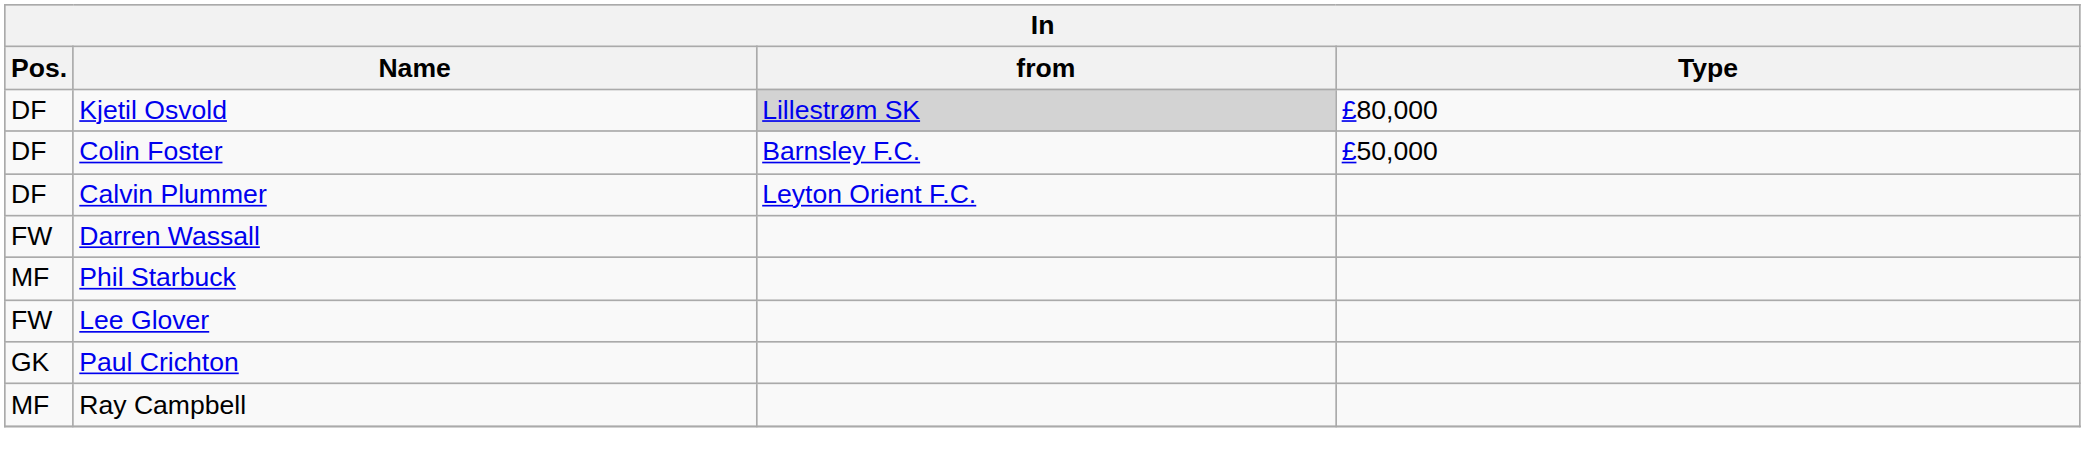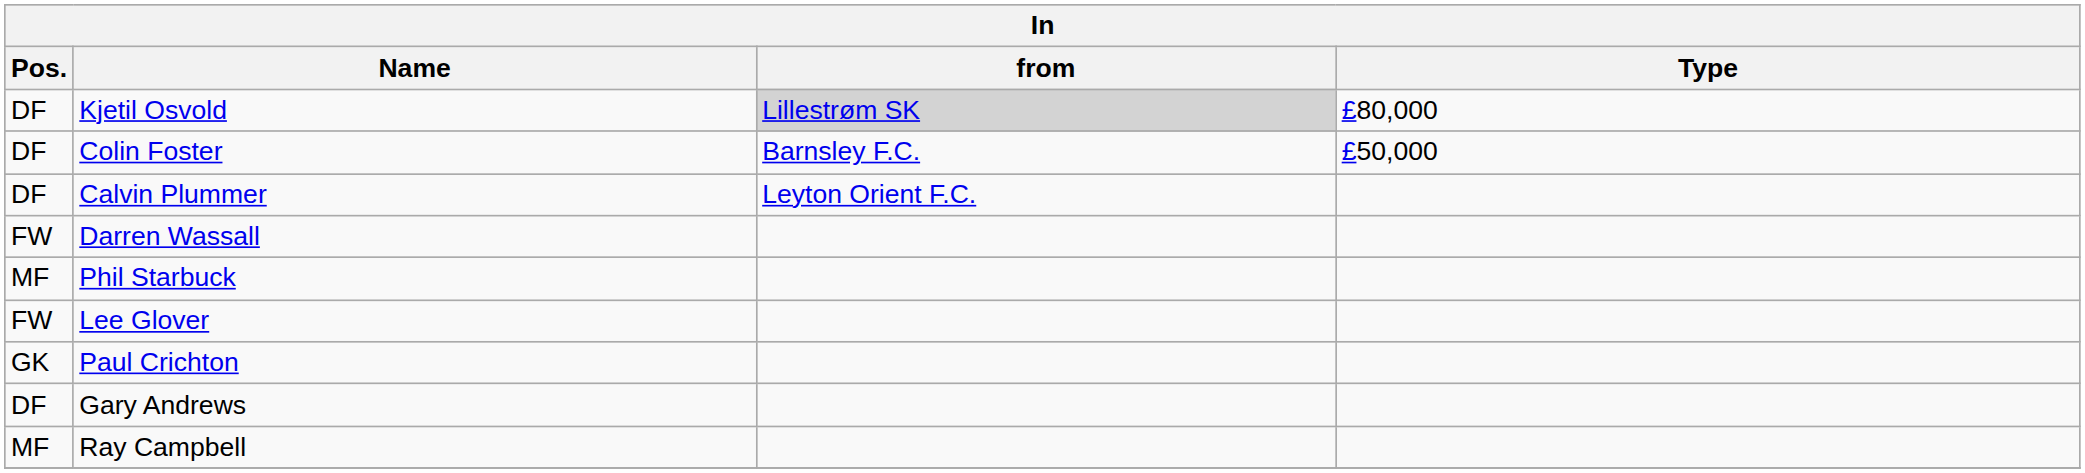+ row: (163, 404)
